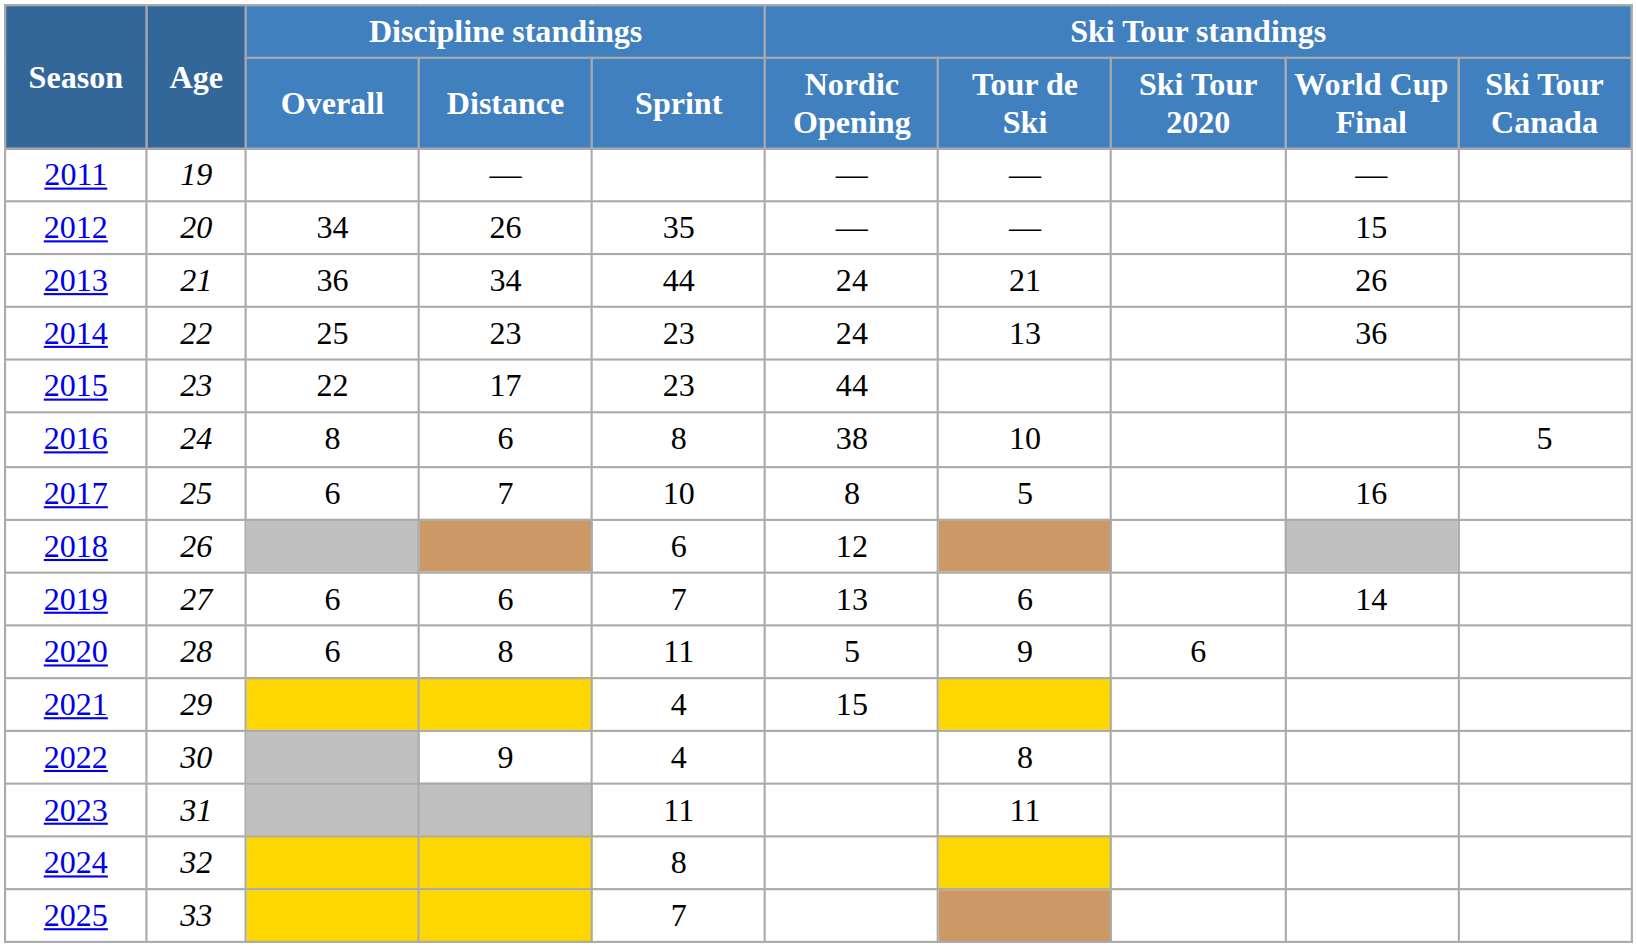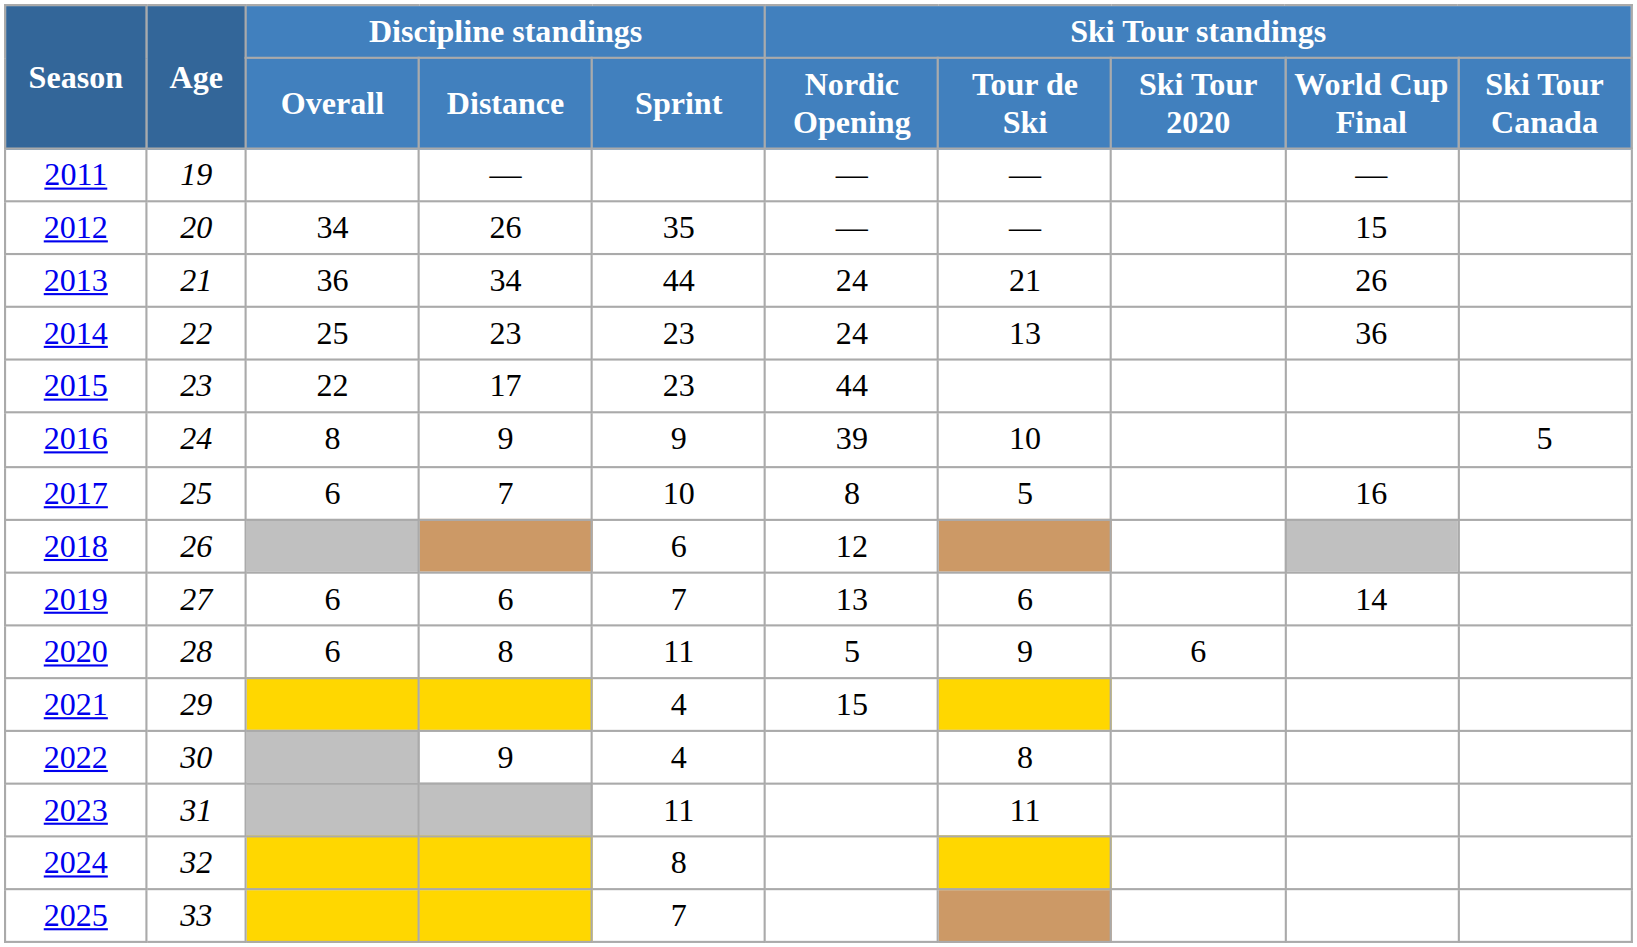(506, 439) 6 -> (506, 439) 9
(679, 439) 8 -> (679, 439) 9
(852, 439) 38 -> (852, 439) 39
